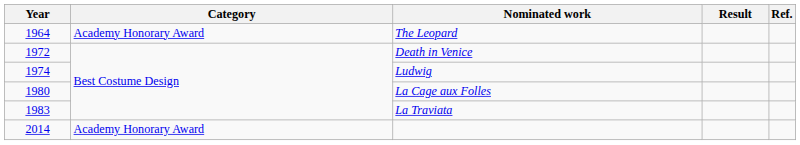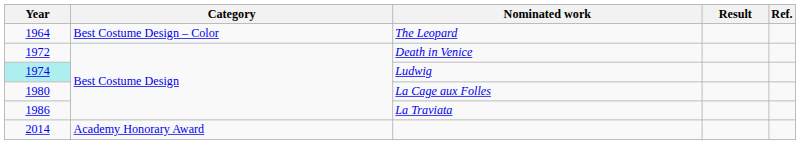(139, 33) Academy Honorary Award -> (146, 33) Best Costume Design – Color
(38, 71) no background -> (38, 71) paleturquoise background
(38, 110) 1983 -> (38, 110) 1986
